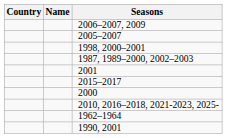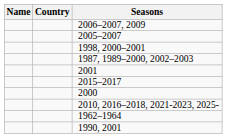columns swapped: (58, 12) <-> (24, 12)
